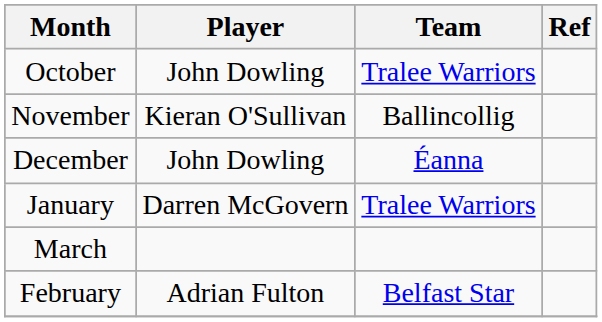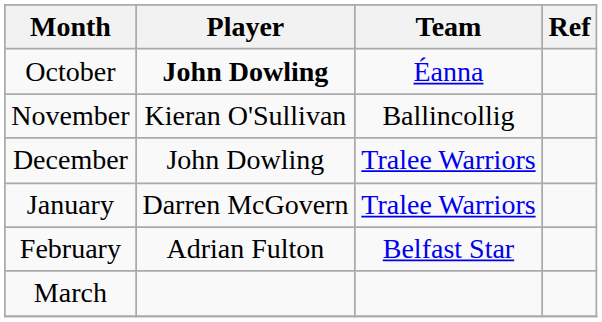(245, 71) normal -> (245, 71) bold
(448, 71) Tralee Warriors -> (448, 71) Éanna
(448, 159) Éanna -> (448, 159) Tralee Warriors
rows swapped: (70, 293) <-> (70, 248)
